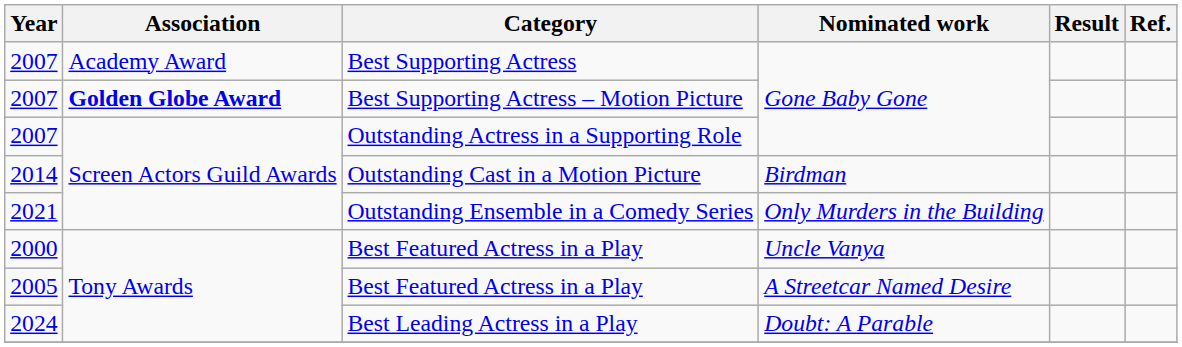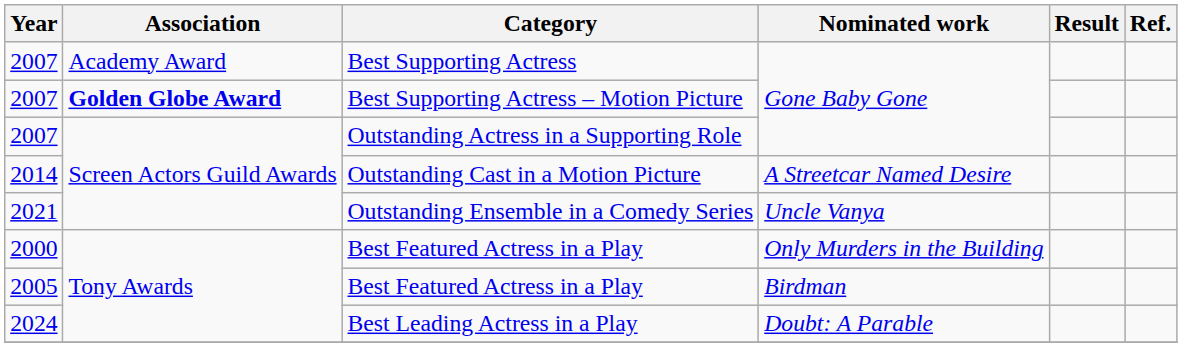(805, 173) Birdman -> (888, 173) A Streetcar Named Desire
(904, 211) Only Murders in the Building -> (824, 211) Uncle Vanya
(824, 248) Uncle Vanya -> (904, 248) Only Murders in the Building
(888, 286) A Streetcar Named Desire -> (805, 286) Birdman
